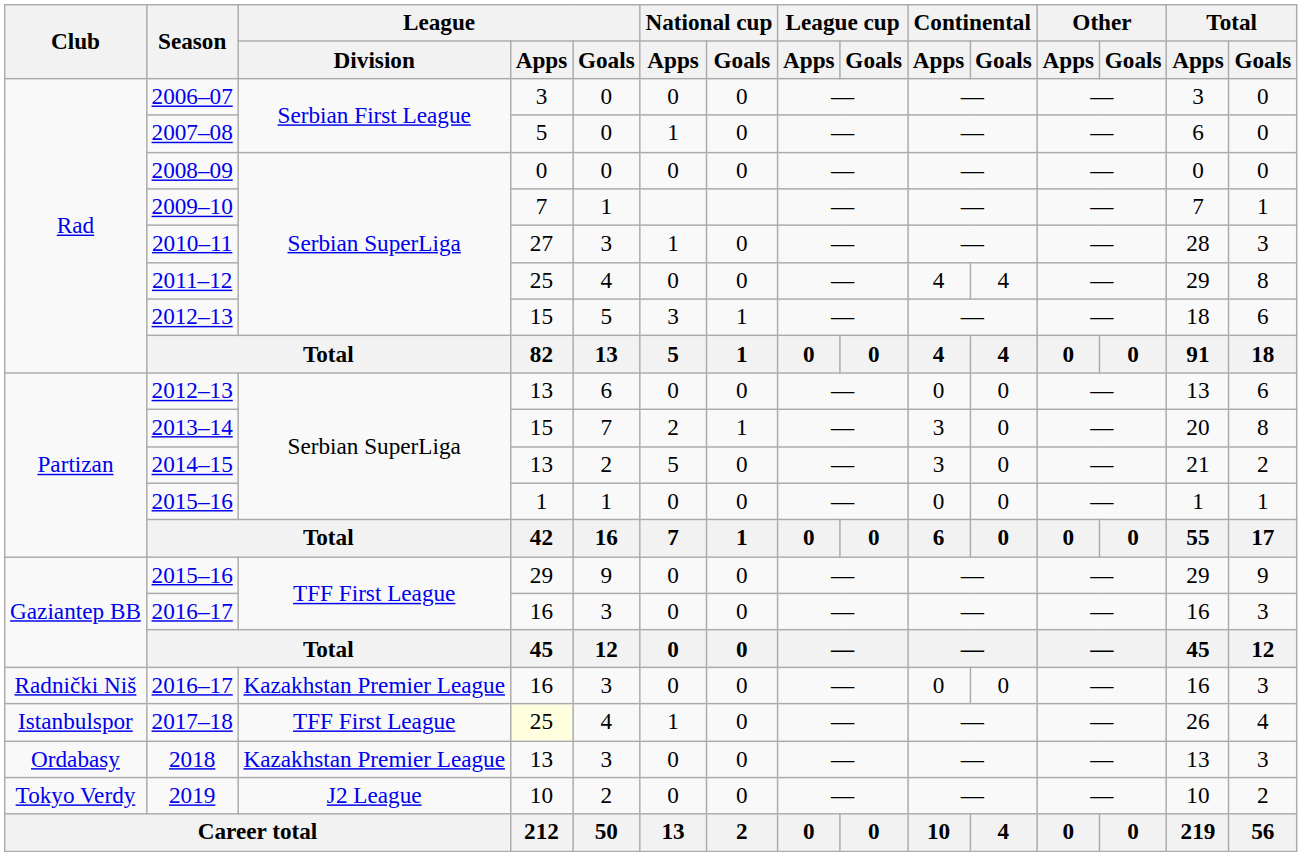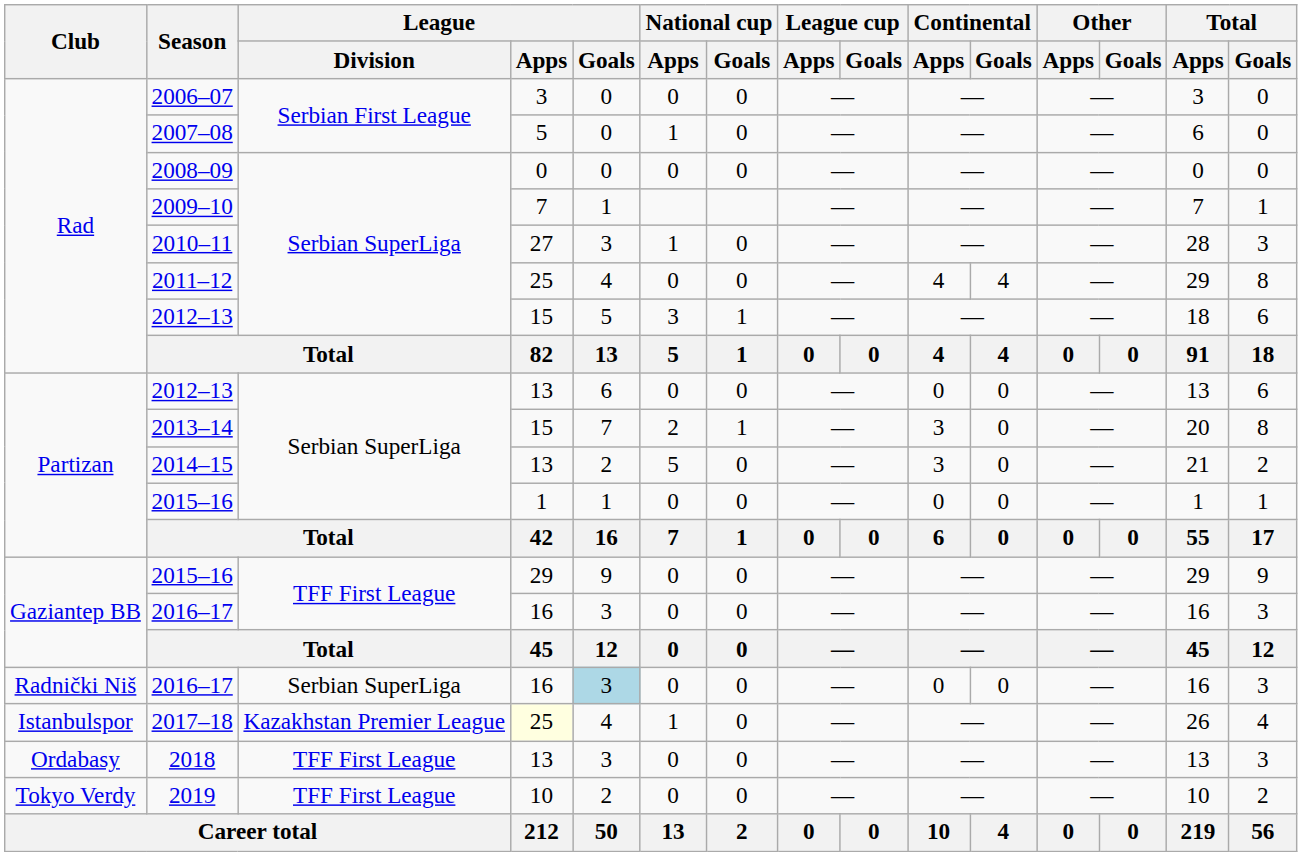(374, 685) Kazakhstan Premier League -> (374, 685) Serbian SuperLiga
(606, 685) no background -> (606, 685) lightblue background
(374, 721) TFF First League -> (374, 721) Kazakhstan Premier League
(374, 758) Kazakhstan Premier League -> (374, 758) TFF First League
(374, 795) J2 League -> (374, 795) TFF First League
